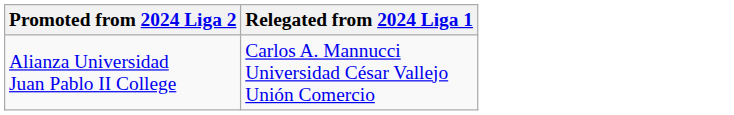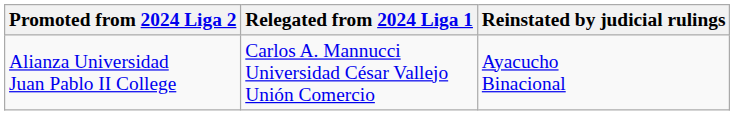+ column: (604, 19)
